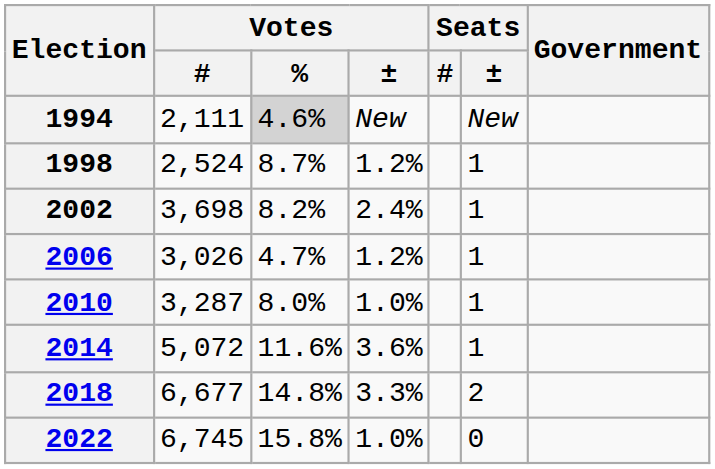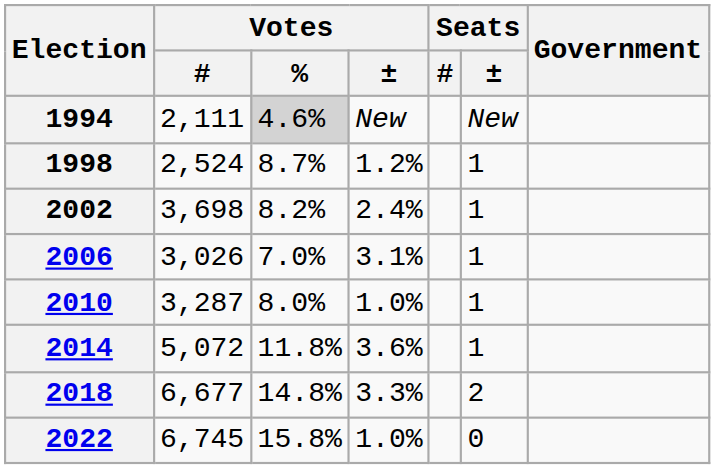(291, 257) 4.7% -> (291, 257) 7.0%
(389, 257) 1.2% -> (389, 257) 3.1%
(300, 348) 11.6% -> (300, 348) 11.8%
